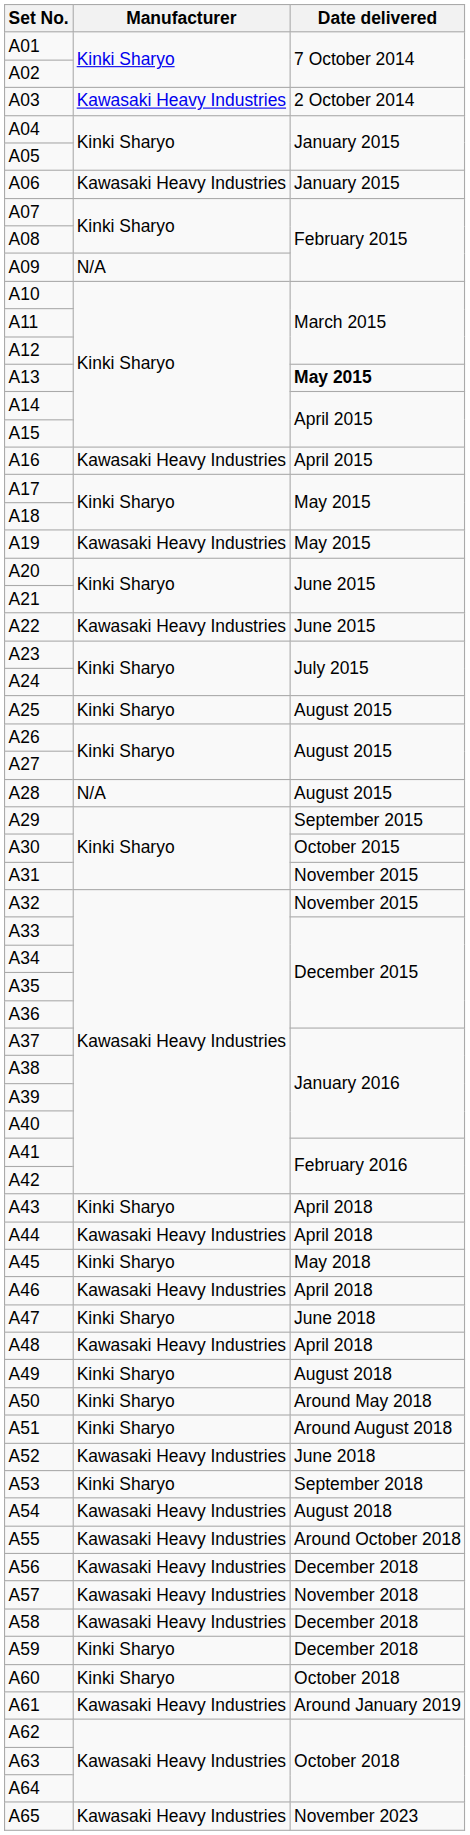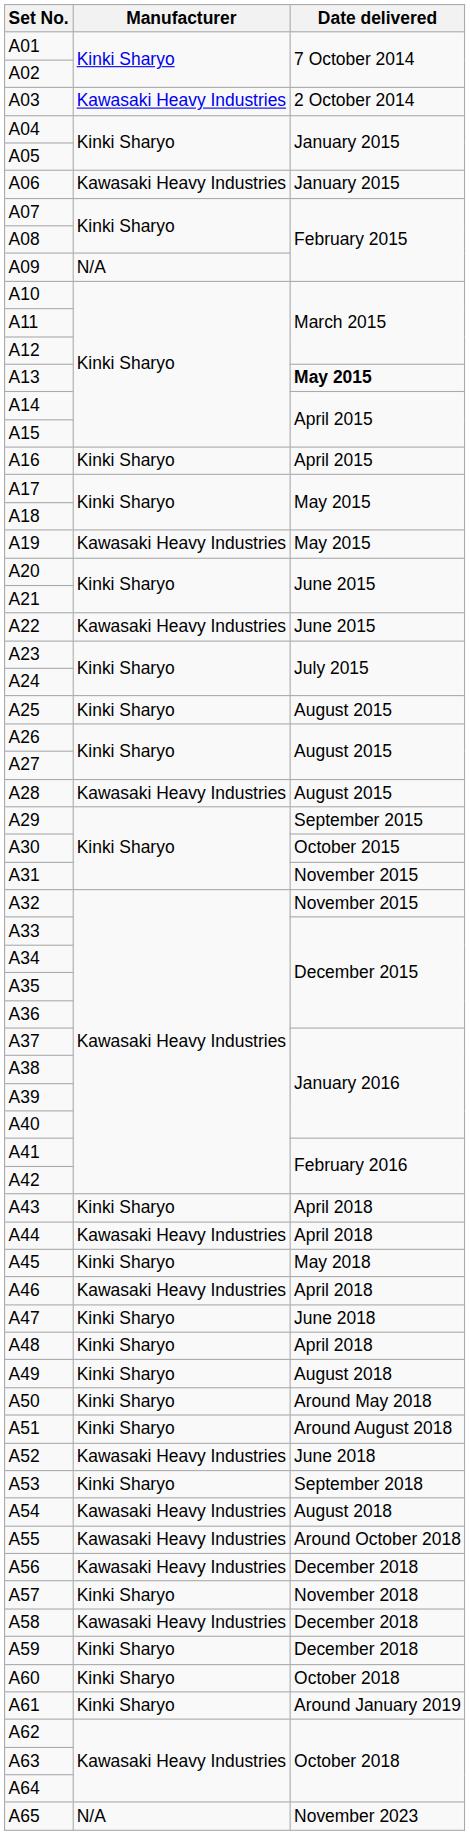(181, 460) Kawasaki Heavy Industries -> (126, 460) Kinki Sharyo
(91, 792) N/A -> (181, 792) Kawasaki Heavy Industries
(181, 1345) Kawasaki Heavy Industries -> (126, 1345) Kinki Sharyo
(181, 1594) Kawasaki Heavy Industries -> (126, 1594) Kinki Sharyo
(181, 1705) Kawasaki Heavy Industries -> (126, 1705) Kinki Sharyo
(181, 1816) Kawasaki Heavy Industries -> (91, 1816) N/A
